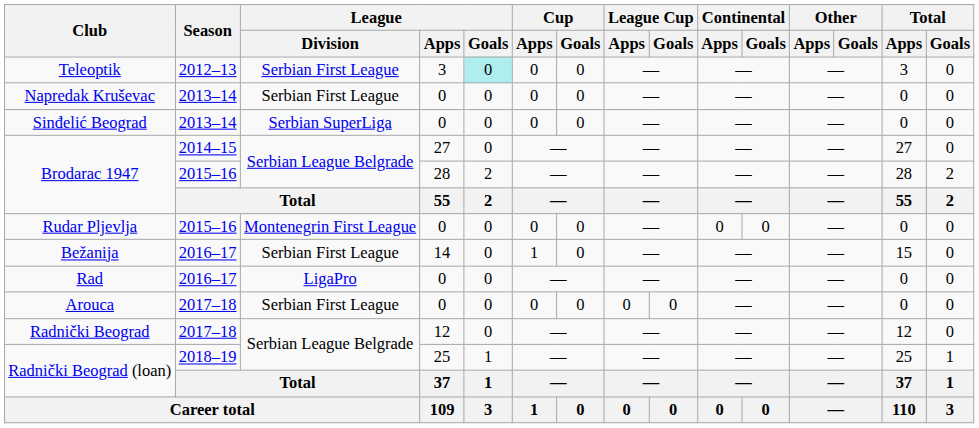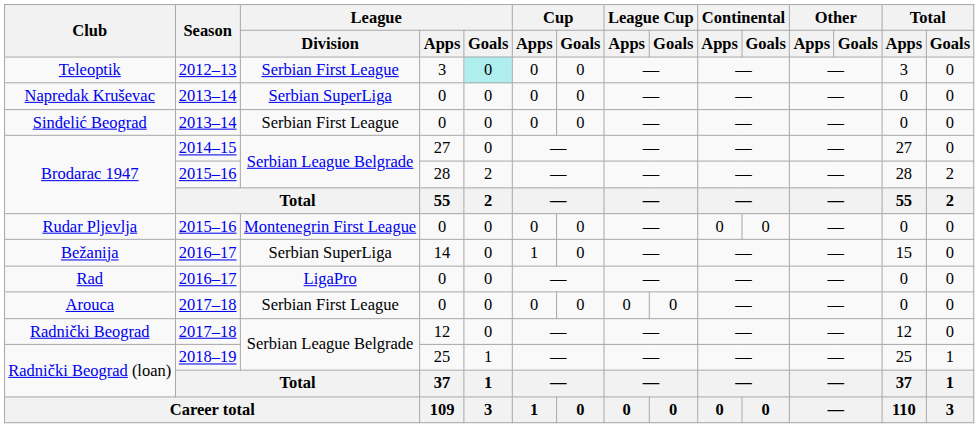(330, 95) Serbian First League -> (330, 95) Serbian SuperLiga
(330, 122) Serbian SuperLiga -> (330, 122) Serbian First League
(330, 252) Serbian First League -> (330, 252) Serbian SuperLiga
